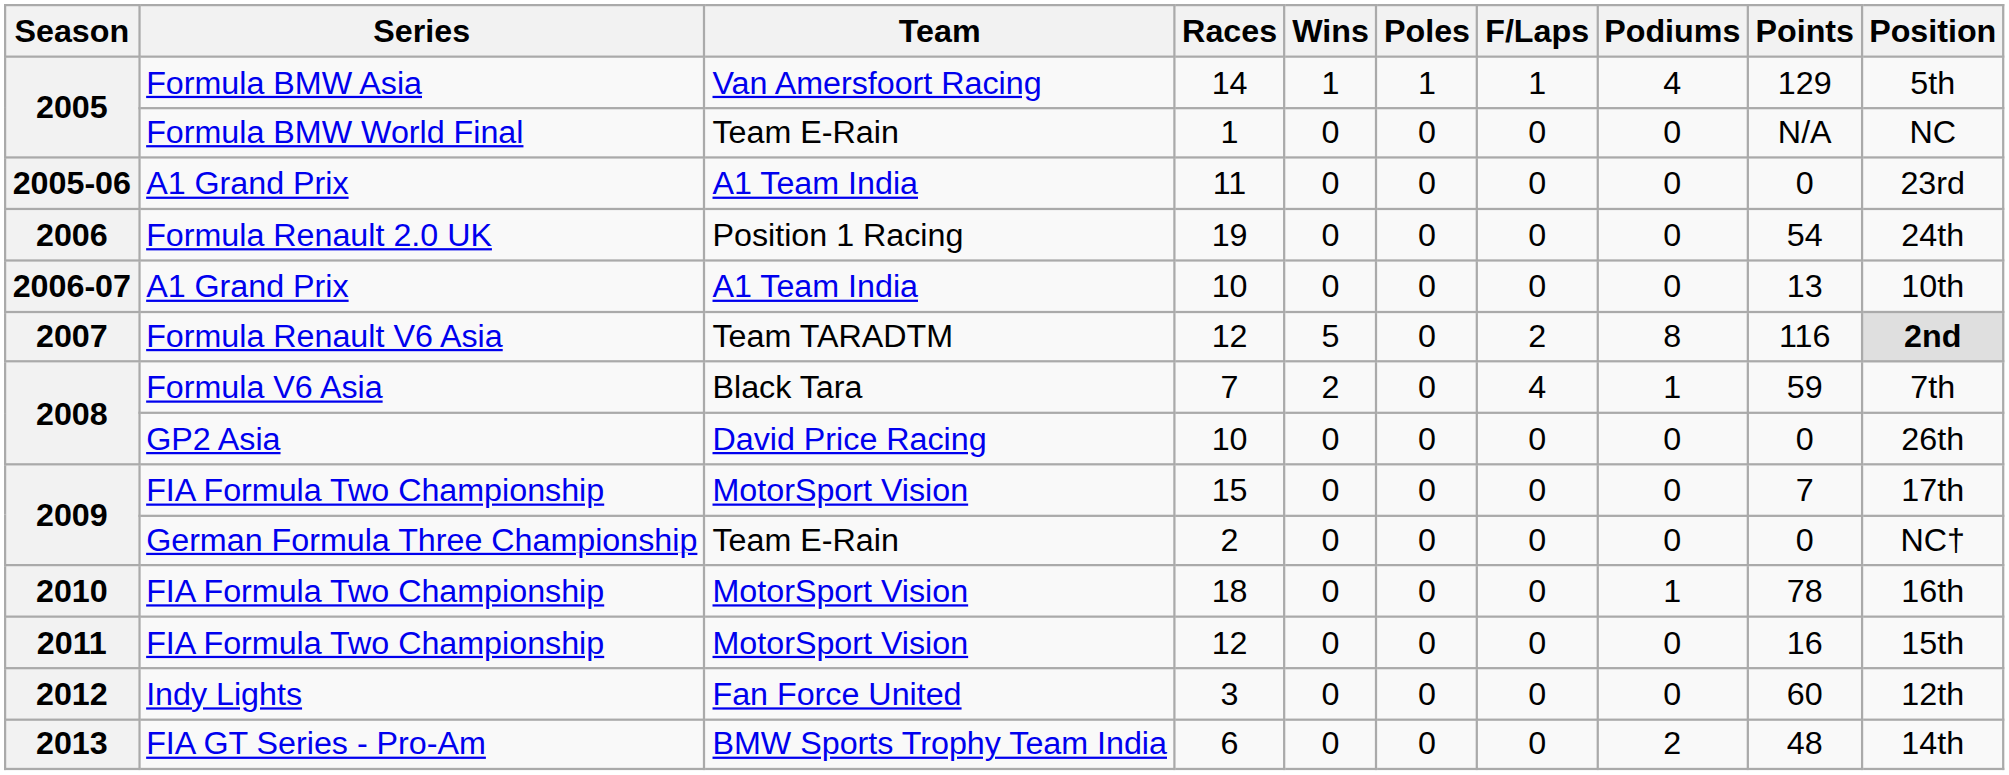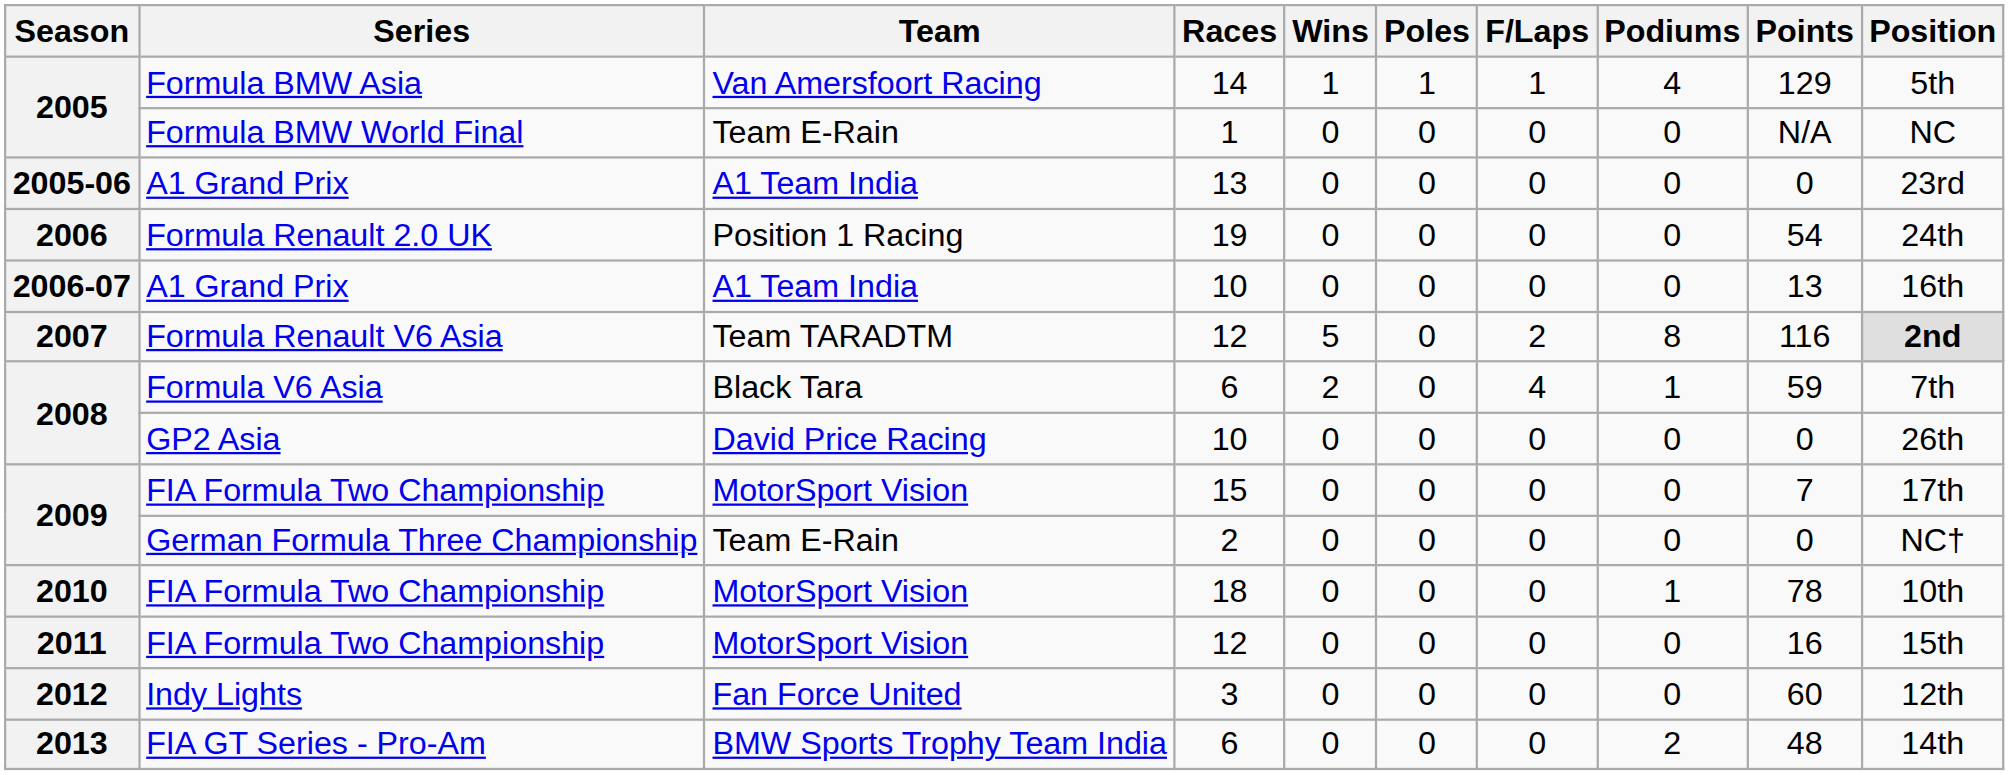(1230, 184) 11 -> (1230, 184) 13
(1933, 286) 10th -> (1933, 286) 16th
(1230, 388) 7 -> (1230, 388) 6
(1933, 592) 16th -> (1933, 592) 10th
